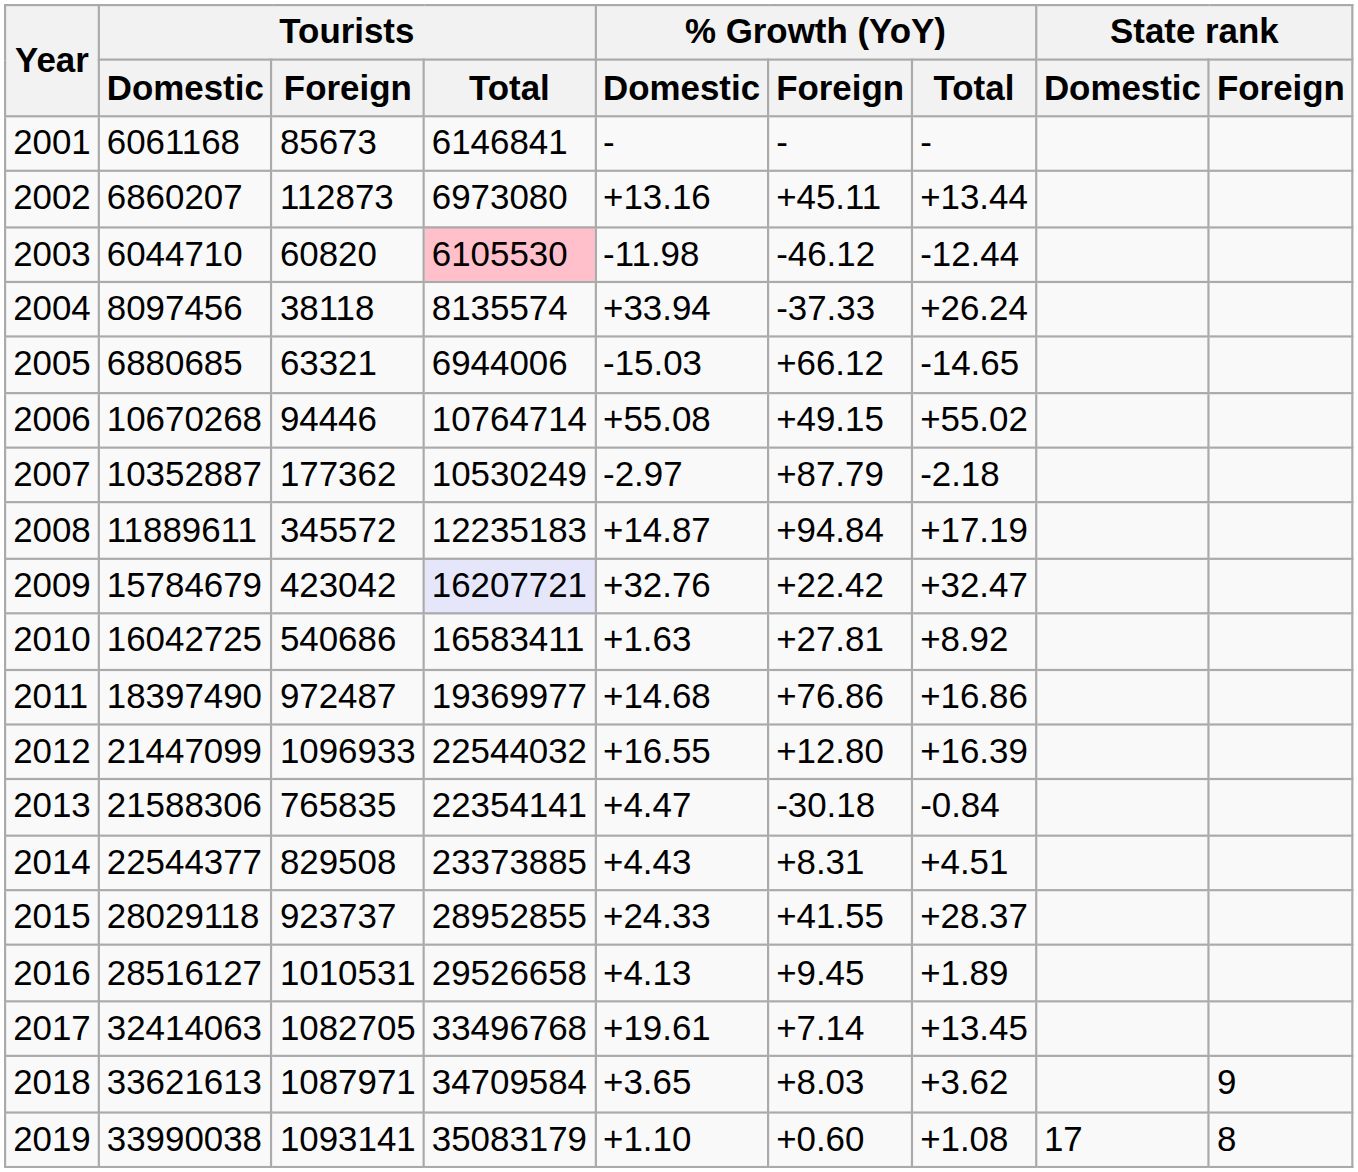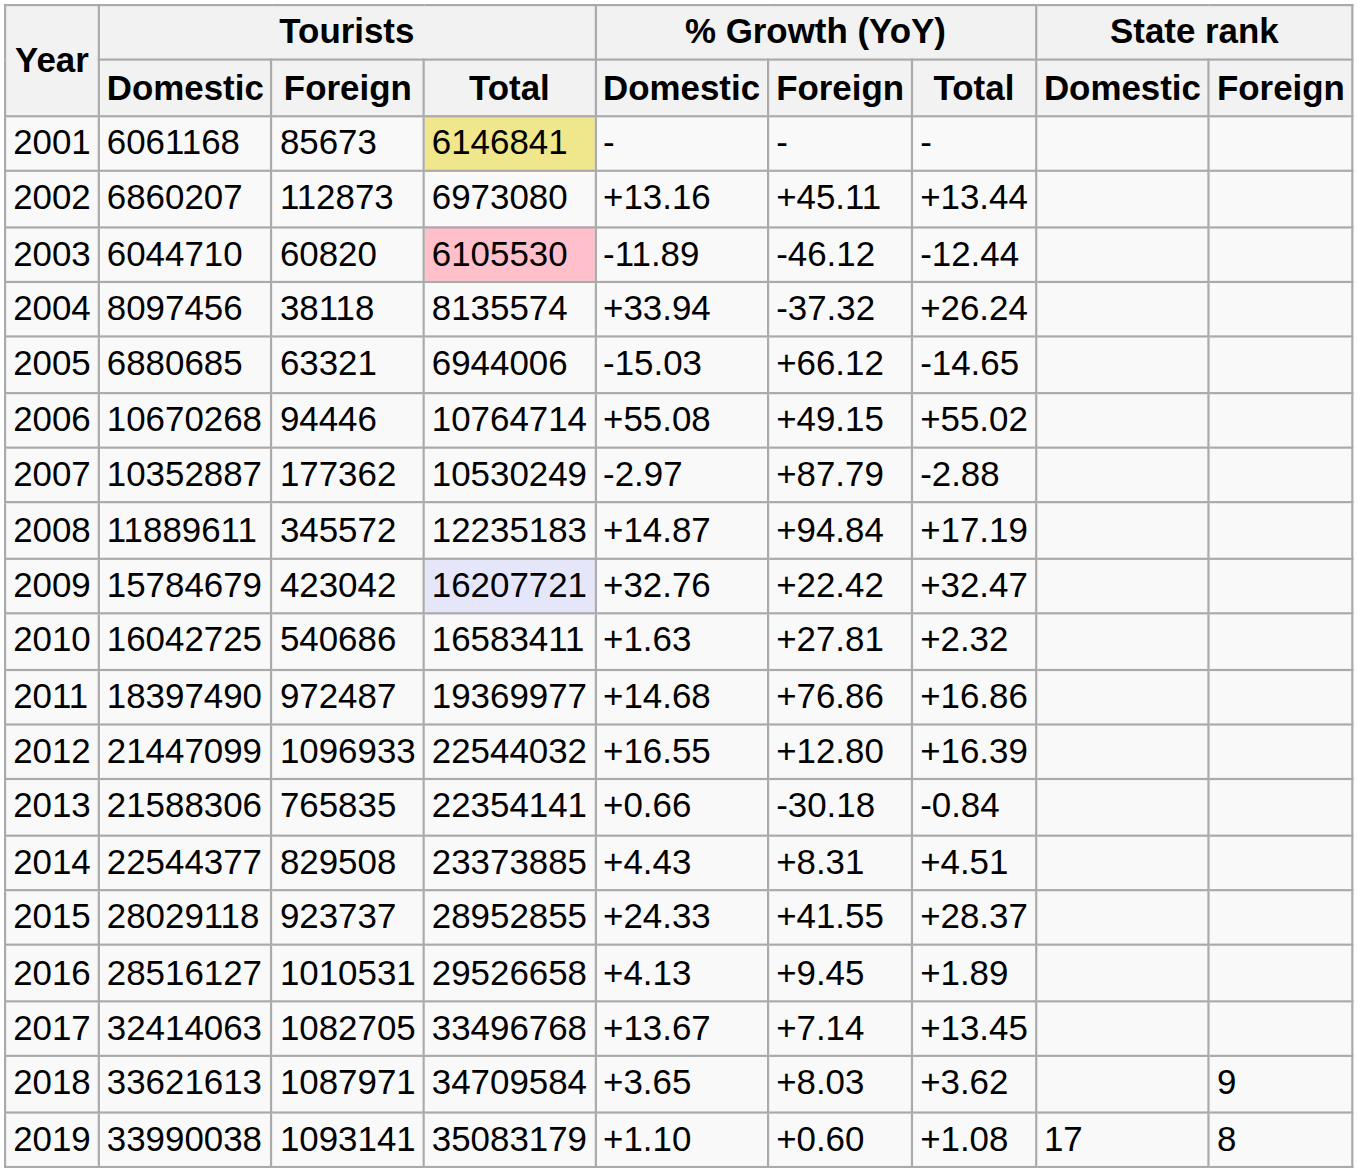(500, 142) no background -> (500, 142) khaki background
(651, 253) -11.98 -> (651, 253) -11.89
(826, 308) -37.33 -> (826, 308) -37.32
(960, 474) -2.18 -> (960, 474) -2.88
(964, 640) +8.92 -> (964, 640) +2.32
(647, 806) +4.47 -> (647, 806) +0.66
(657, 1027) +19.61 -> (657, 1027) +13.67
